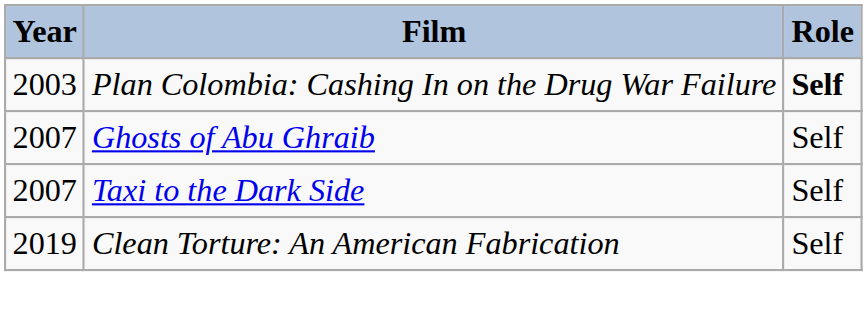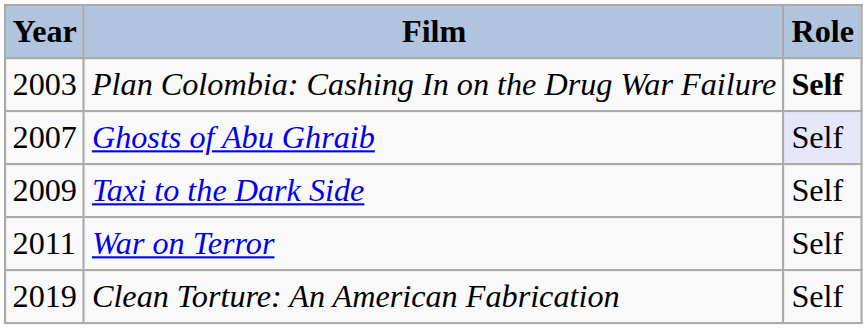(817, 137) no background -> (817, 137) lavender background
(45, 190) 2007 -> (45, 190) 2009
+ row: (183, 243)
